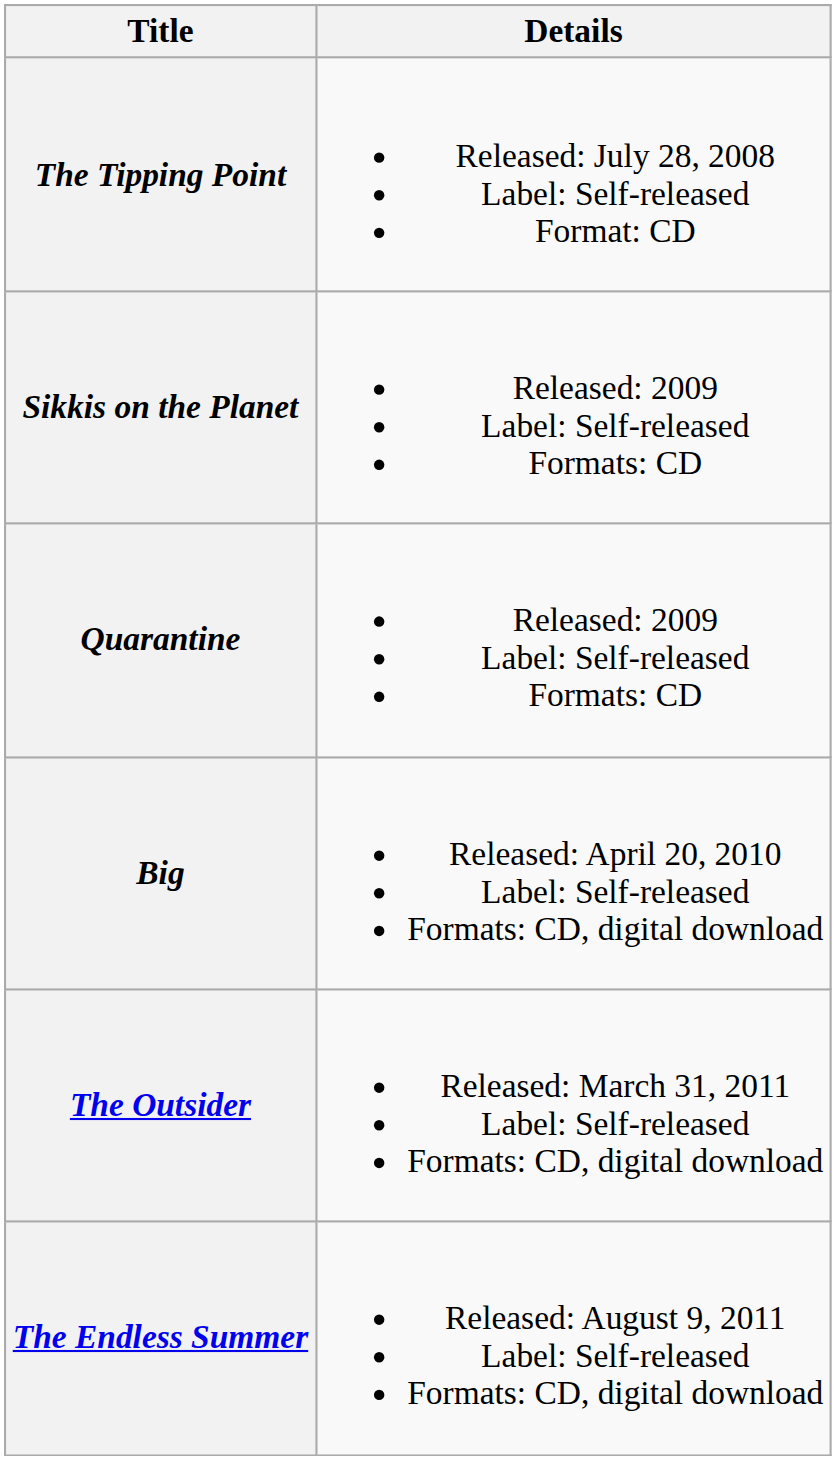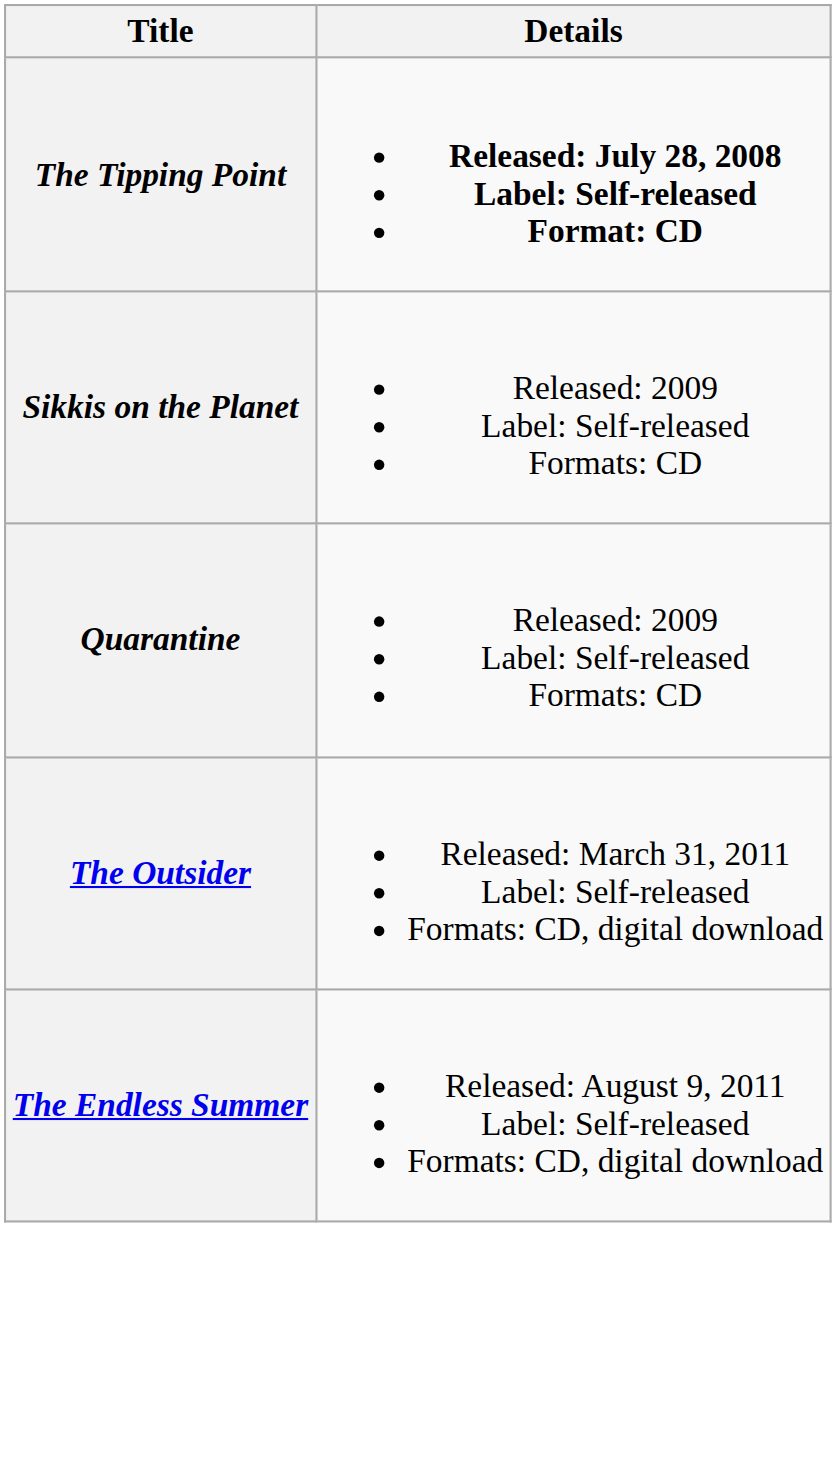(573, 193) normal -> (573, 193) bold
- row: (160, 872)
